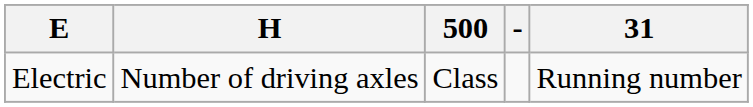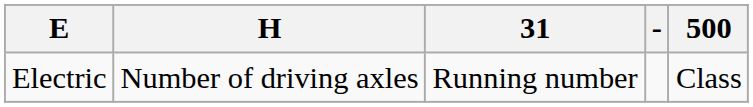columns swapped: (465, 28) <-> (639, 28)
